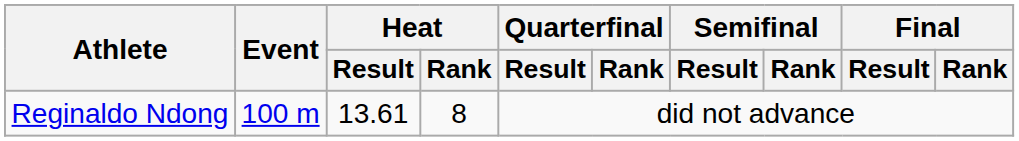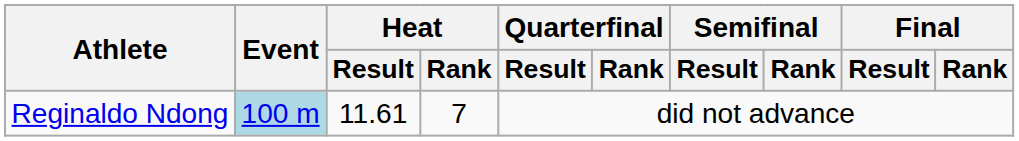(281, 114) no background -> (281, 114) lightblue background
(373, 114) 13.61 -> (373, 114) 11.61
(459, 114) 8 -> (459, 114) 7
